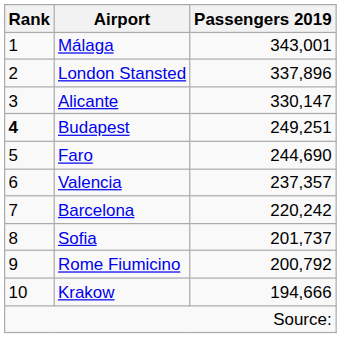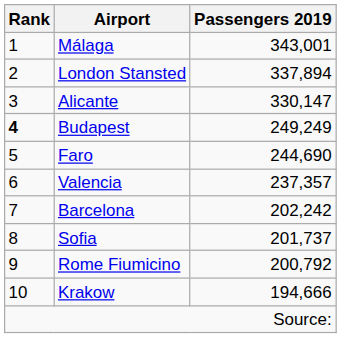(301, 73) 337,896 -> (301, 73) 337,894
(301, 128) 249,251 -> (301, 128) 249,249
(301, 210) 220,242 -> (301, 210) 202,242
